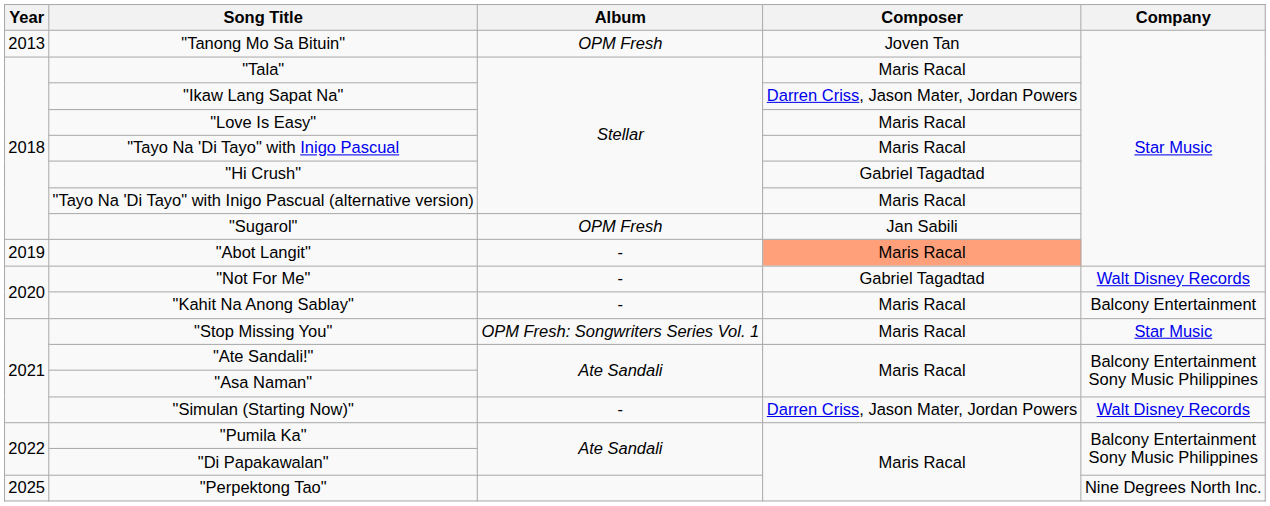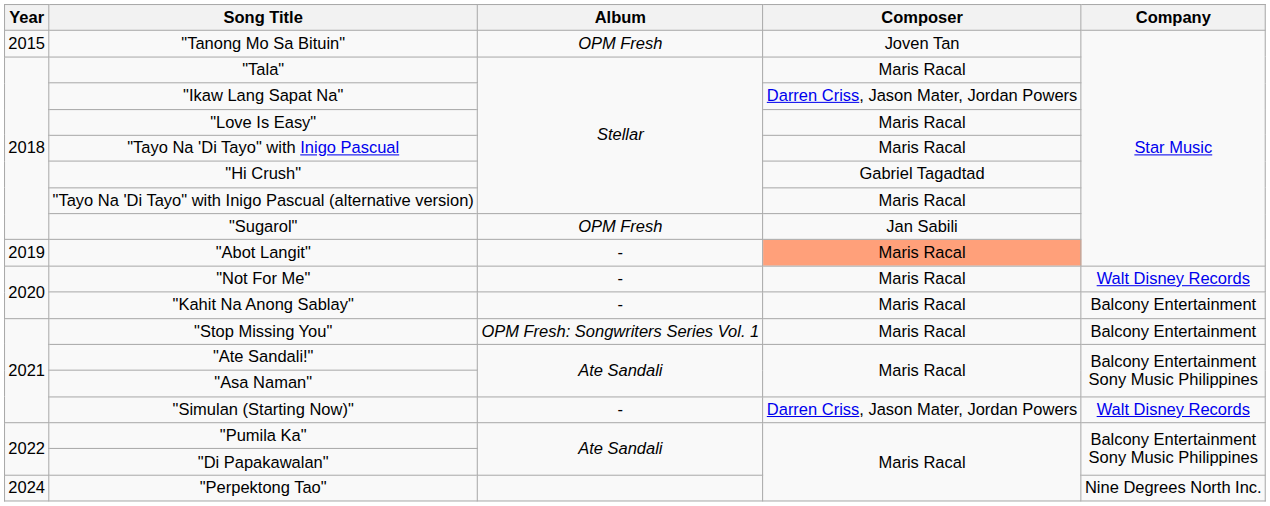(27, 43) 2013 -> (27, 43) 2015
(922, 278) Gabriel Tagadtad -> (922, 278) Maris Racal
(1173, 331) Star Music -> (1173, 331) Balcony Entertainment
(27, 488) 2025 -> (27, 488) 2024
